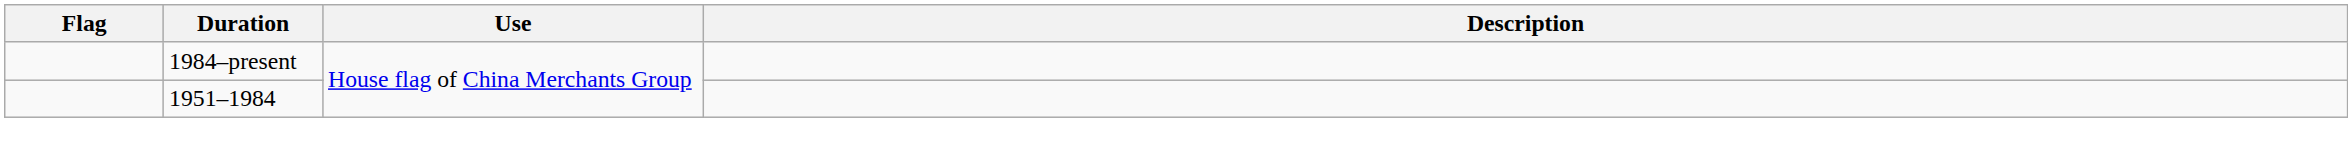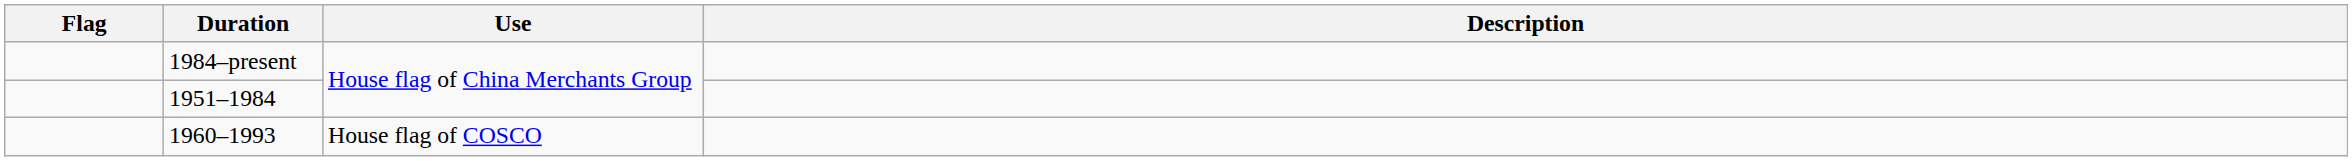+ row: (222, 135)
